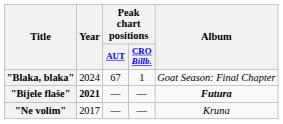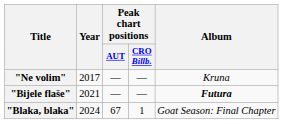rows swapped: (41, 110) <-> (41, 77)
(90, 94) bold -> (90, 94) normal
